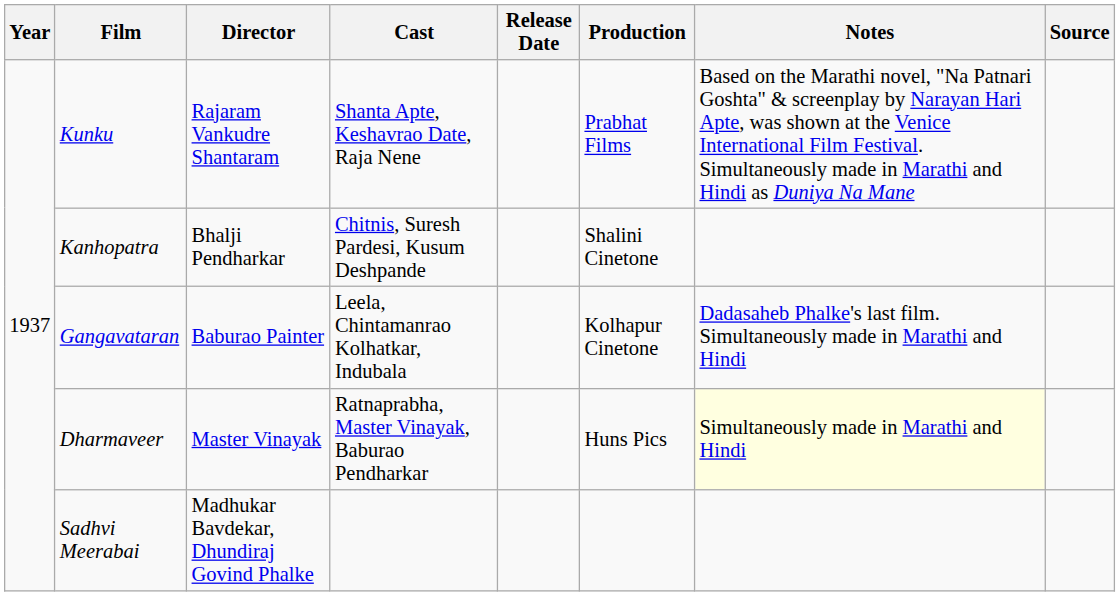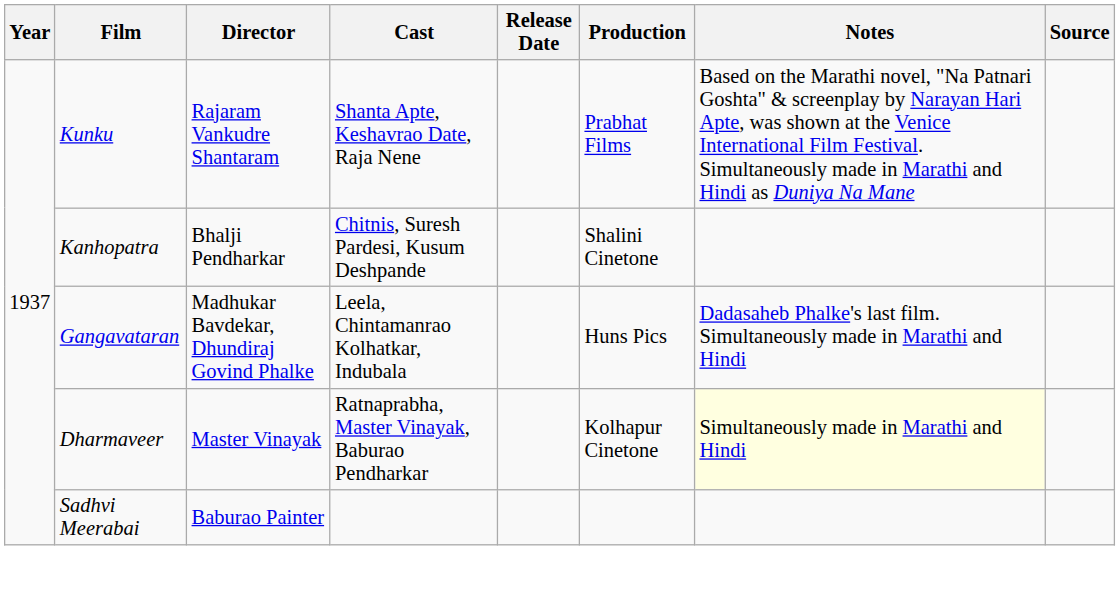(258, 337) Baburao Painter -> (253, 337) Madhukar Bavdekar, Dhundiraj Govind Phalke
(623, 337) Kolhapur Cinetone -> (626, 337) Huns Pics
(626, 438) Huns Pics -> (623, 438) Kolhapur Cinetone
(253, 540) Madhukar Bavdekar, Dhundiraj Govind Phalke -> (258, 517) Baburao Painter
